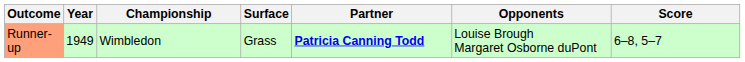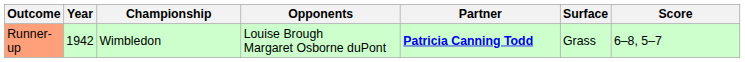columns swapped: (266, 14) <-> (531, 14)
(80, 40) 1949 -> (80, 40) 1942
